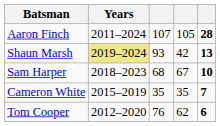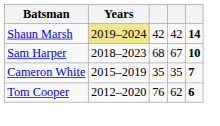- row: (38, 33)
(158, 53) 93 -> (158, 33) 42
(207, 53) 13 -> (194, 33) 14
